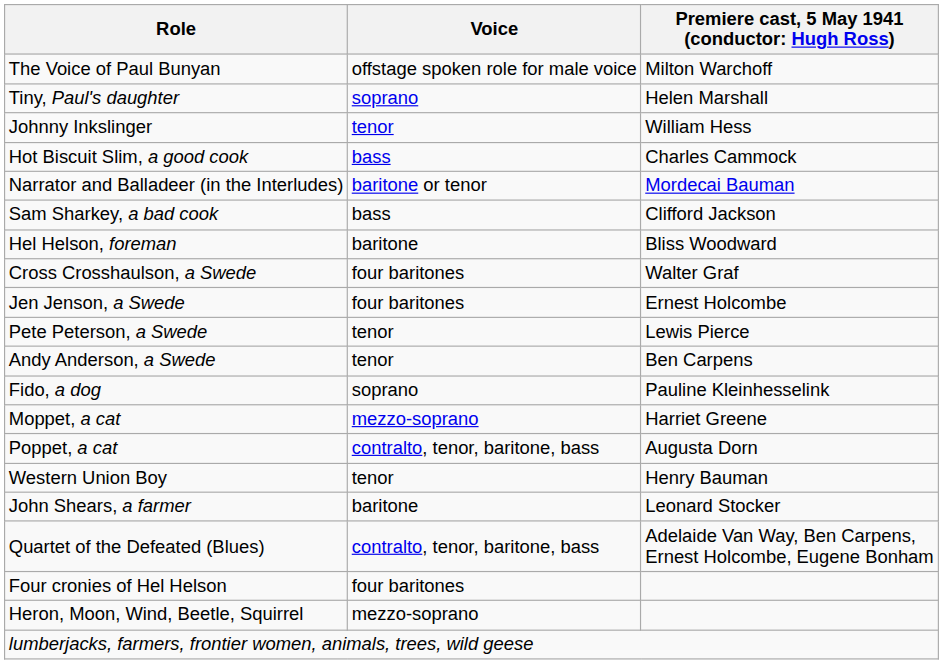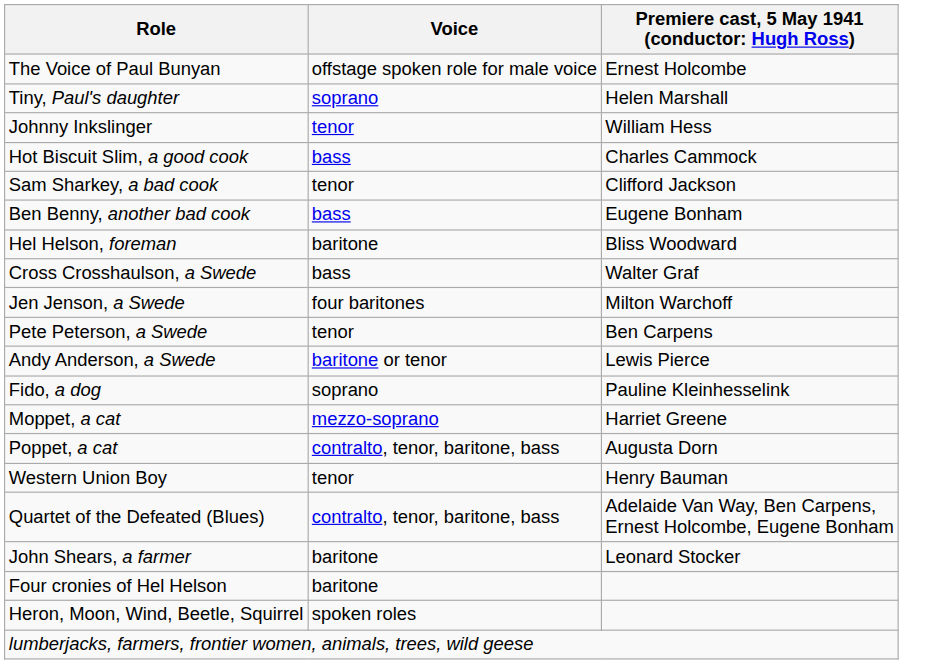(709, 68) Milton Warchoff -> (676, 68) Ernest Holcombe
- row: (176, 185)
(371, 214) bass -> (333, 185) tenor
+ row: (129, 214)
(408, 273) four baritones -> (331, 273) bass
(716, 302) Ernest Holcombe -> (669, 302) Milton Warchoff
(697, 331) Lewis Pierce -> (659, 331) Ben Carpens
(373, 360) tenor -> (379, 360) baritone or tenor
(699, 360) Ben Carpens -> (657, 360) Lewis Pierce
rows swapped: (100, 506) <-> (137, 546)
(408, 585) four baritones -> (345, 585) baritone
(415, 614) mezzo-soprano -> (364, 614) spoken roles
